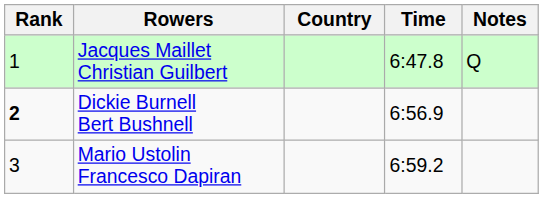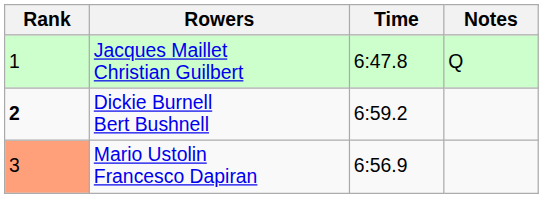- column: (334, 19)
(416, 113) 6:56.9 -> (381, 113) 6:59.2
(14, 166) no background -> (14, 166) lightsalmon background
(416, 166) 6:59.2 -> (381, 166) 6:56.9
